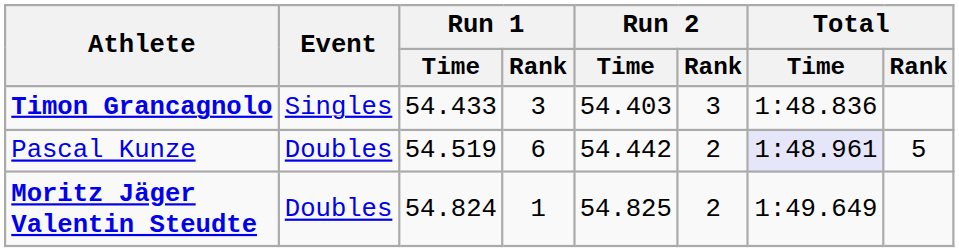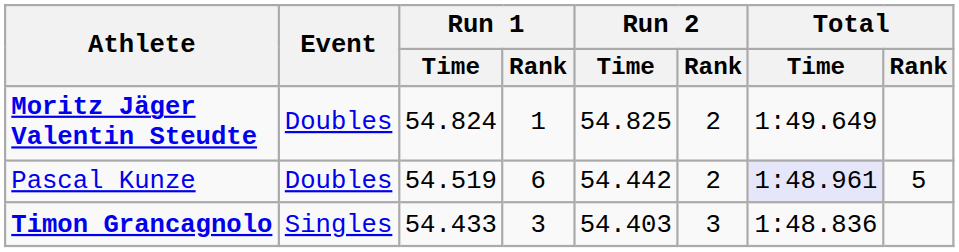rows swapped: (142, 108) <-> (134, 209)
